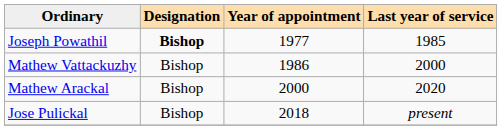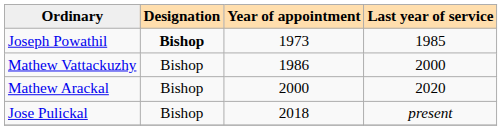(294, 40) 1977 -> (294, 40) 1973
